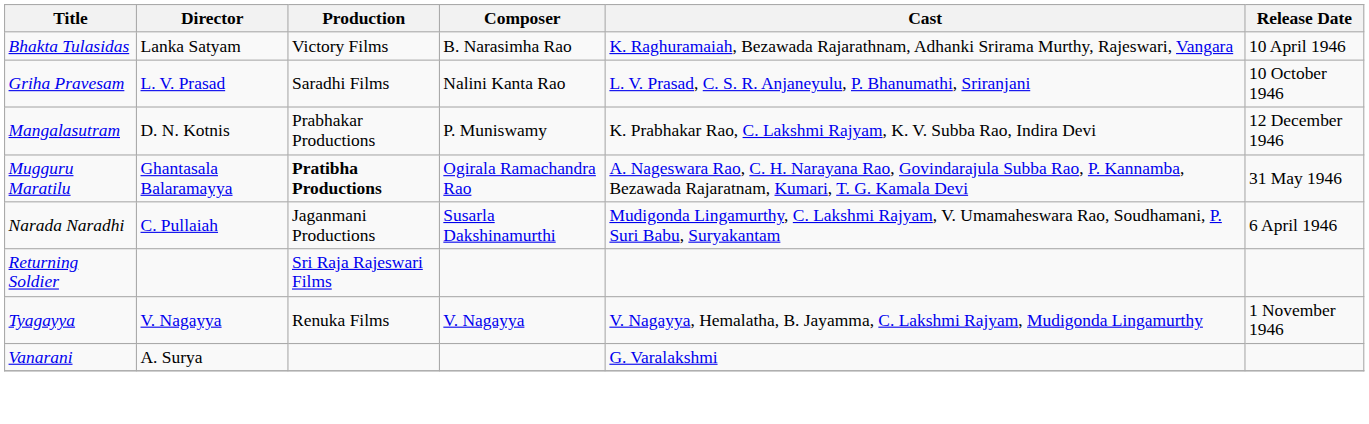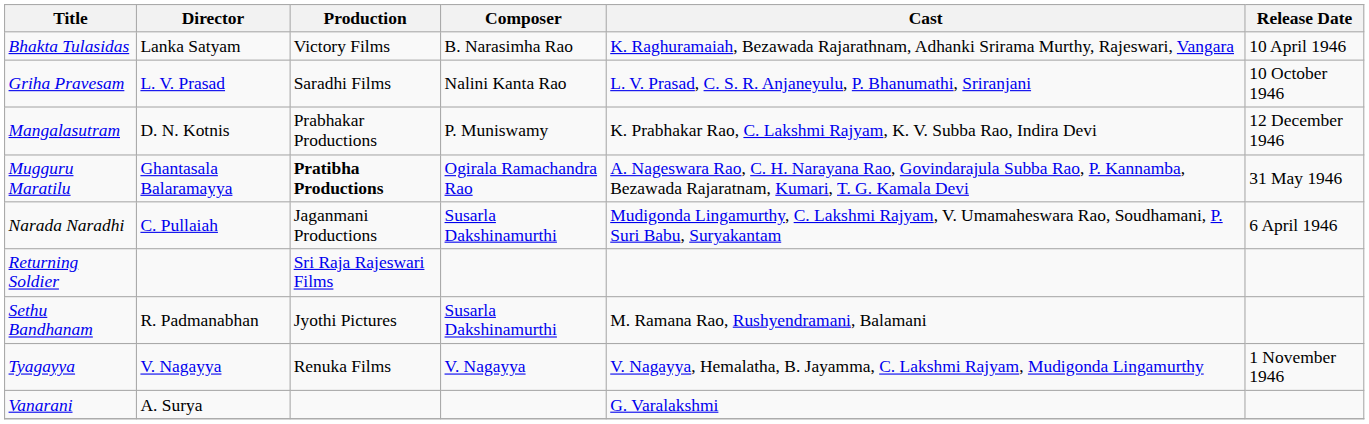+ row: (51, 319)
